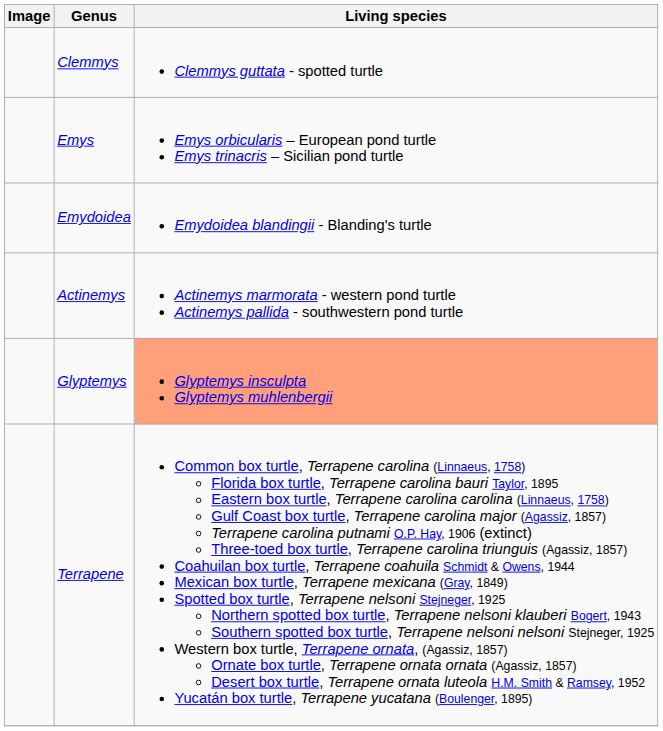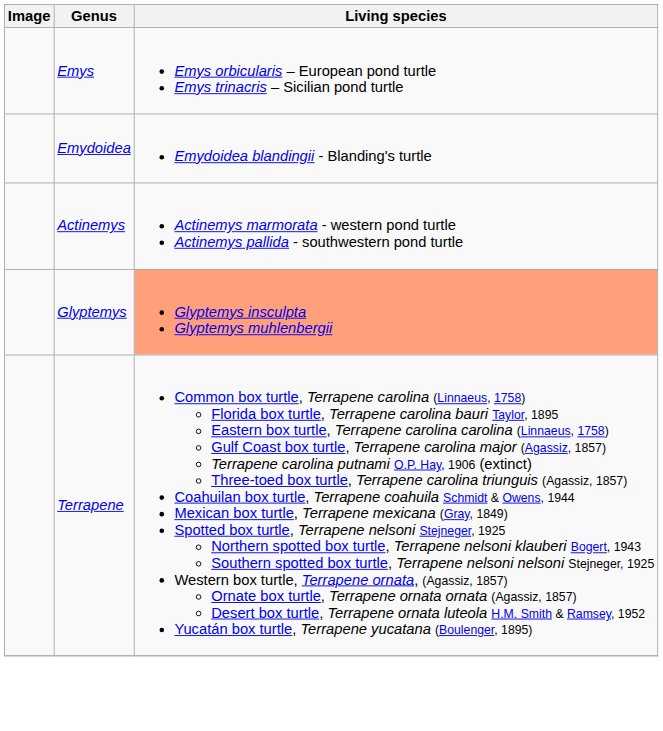- row: (88, 62)
